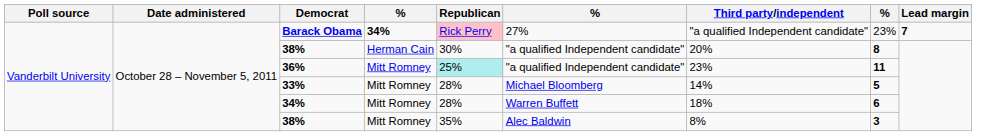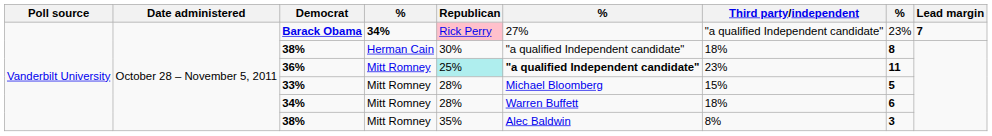(701, 49) 20% -> (716, 49) 18%
(595, 67) normal -> (603, 67) bold
(701, 85) 14% -> (716, 85) 15%
